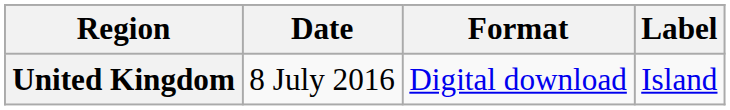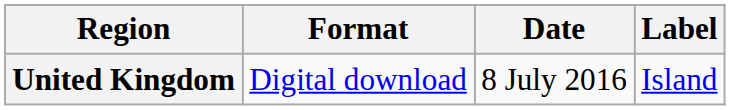columns swapped: (322, 29) <-> (518, 29)
